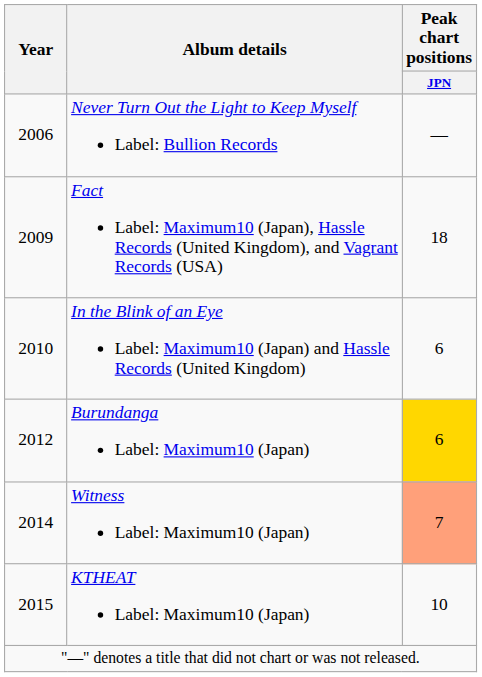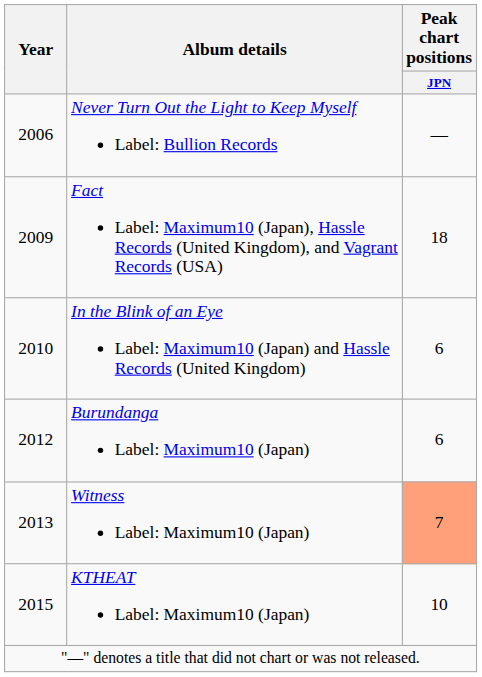(439, 440) gold background -> (439, 440) no background
(36, 522) 2014 -> (36, 522) 2013
